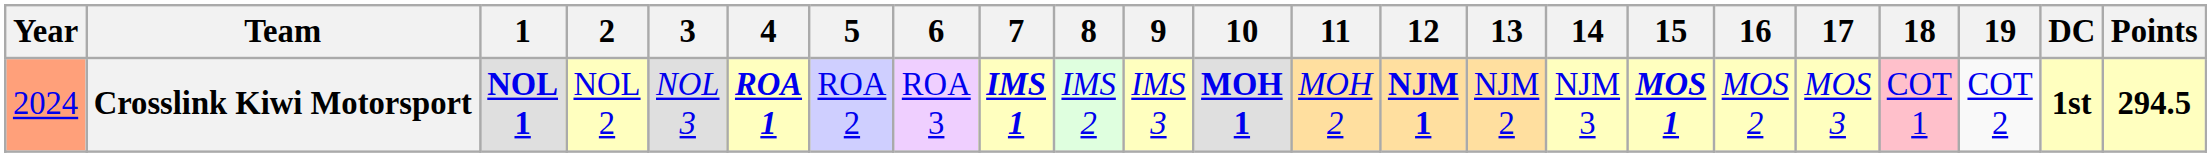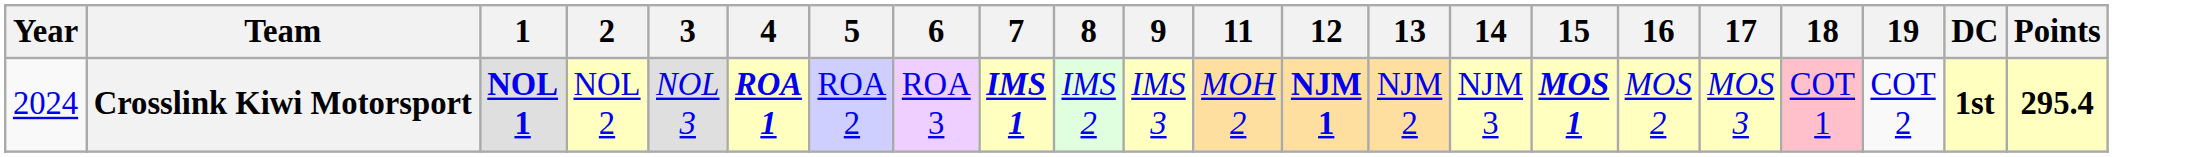- column: (1242, 31)
(46, 104) lightsalmon background -> (46, 104) no background
(2154, 104) 294.5 -> (2057, 104) 295.4
